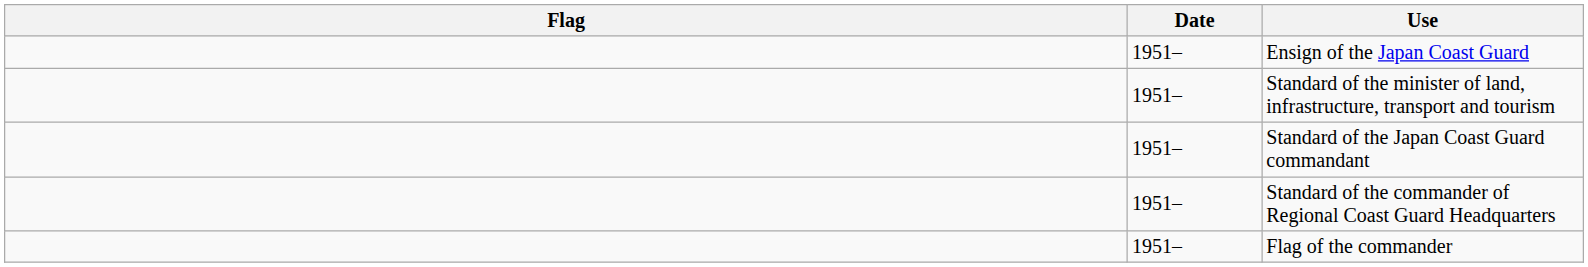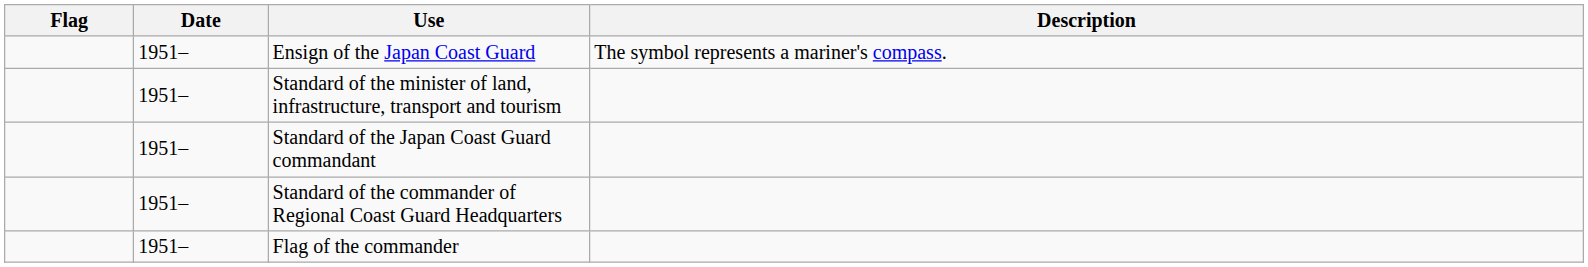+ column: (1087, 20)
